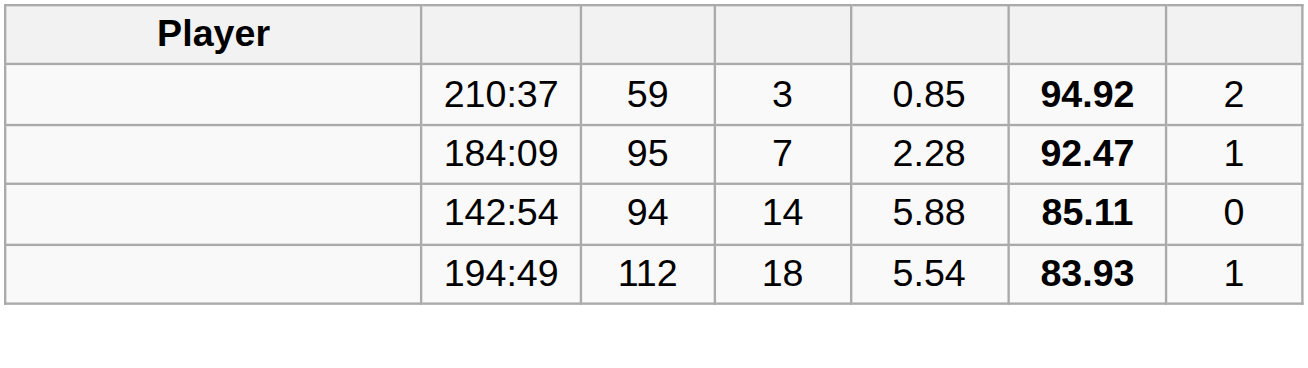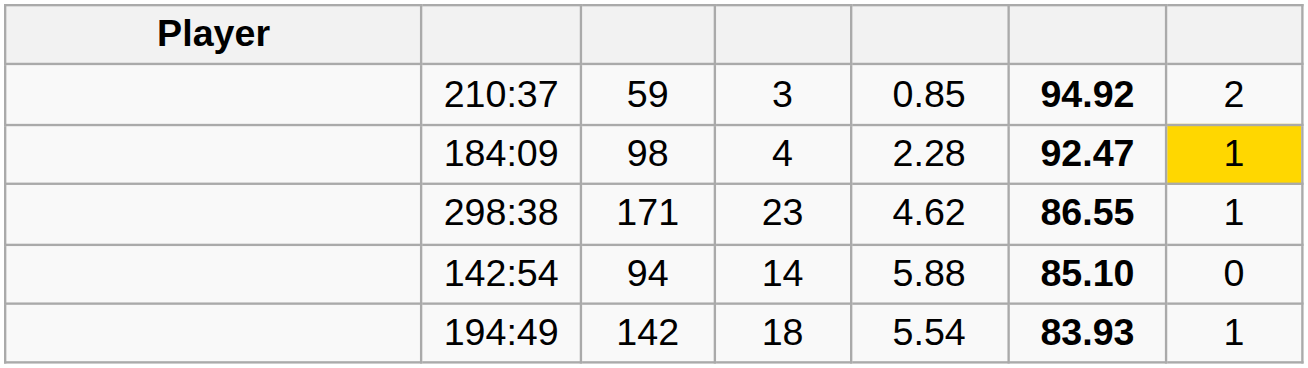(648, 153) 95 -> (648, 153) 98
(783, 153) 7 -> (783, 153) 4
(1234, 153) no background -> (1234, 153) gold background
+ row: (501, 213)
(1087, 213) 85.11 -> (1087, 272) 85.10
(648, 272) 112 -> (648, 332) 142
